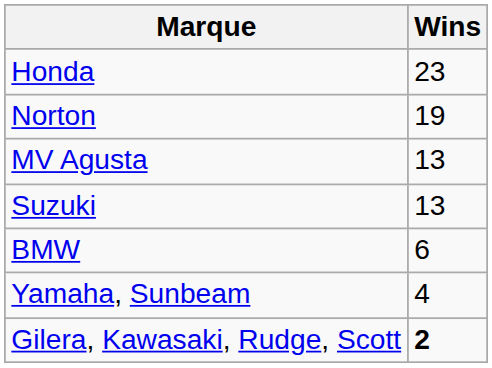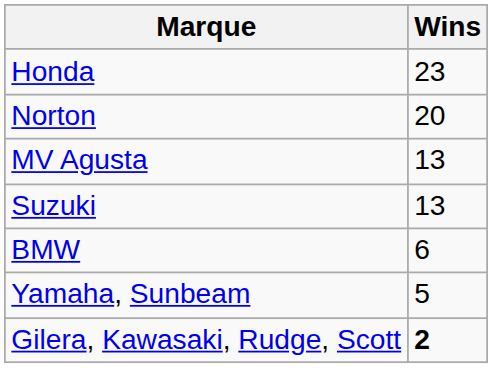(430, 116) 19 -> (430, 116) 20
(422, 294) 4 -> (422, 294) 5
